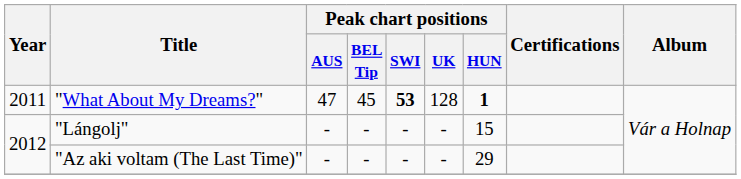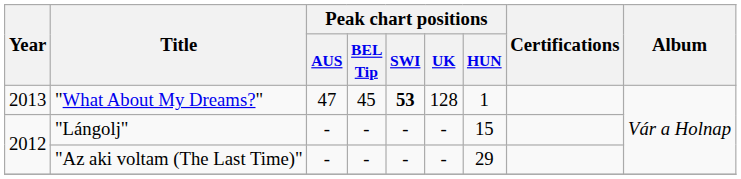(28, 99) 2011 -> (28, 99) 2013
(484, 99) bold -> (484, 99) normal
